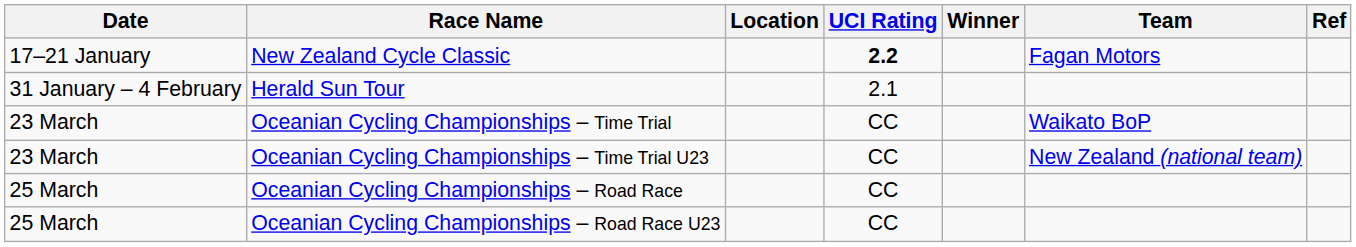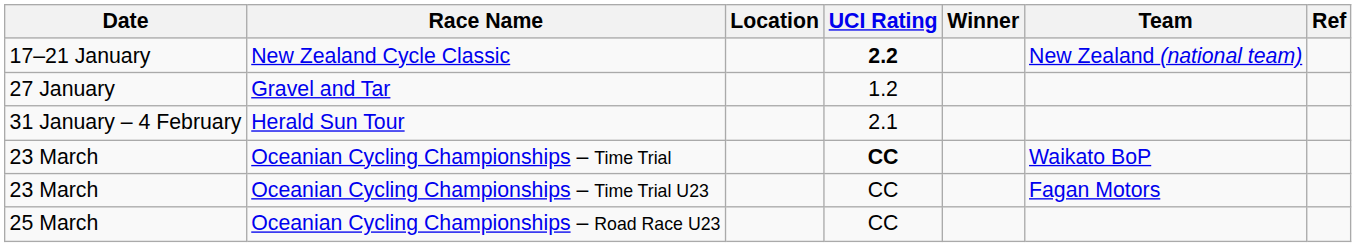(1095, 55) Fagan Motors -> (1166, 55) New Zealand (national team)
+ row: (321, 88)
(883, 122) normal -> (883, 156) bold
(1166, 156) New Zealand (national team) -> (1095, 190) Fagan Motors
- row: (467, 190)
